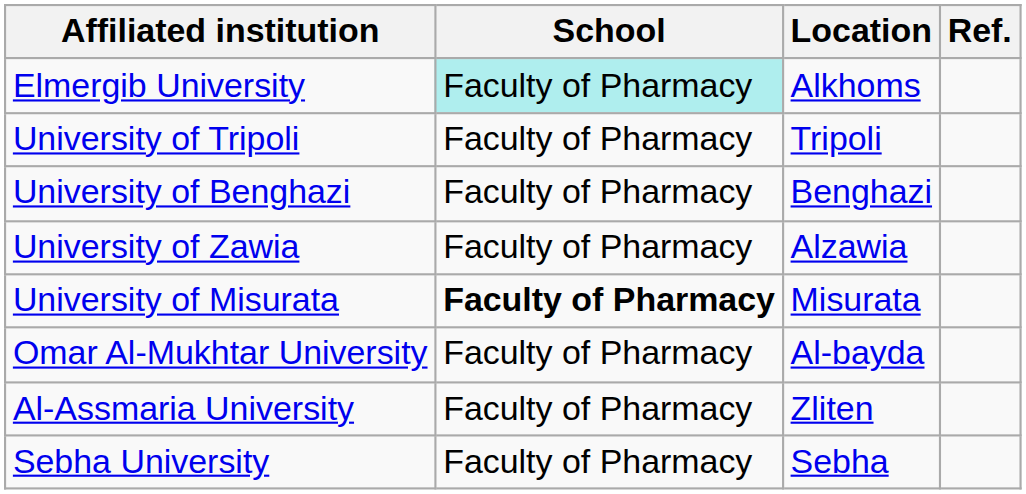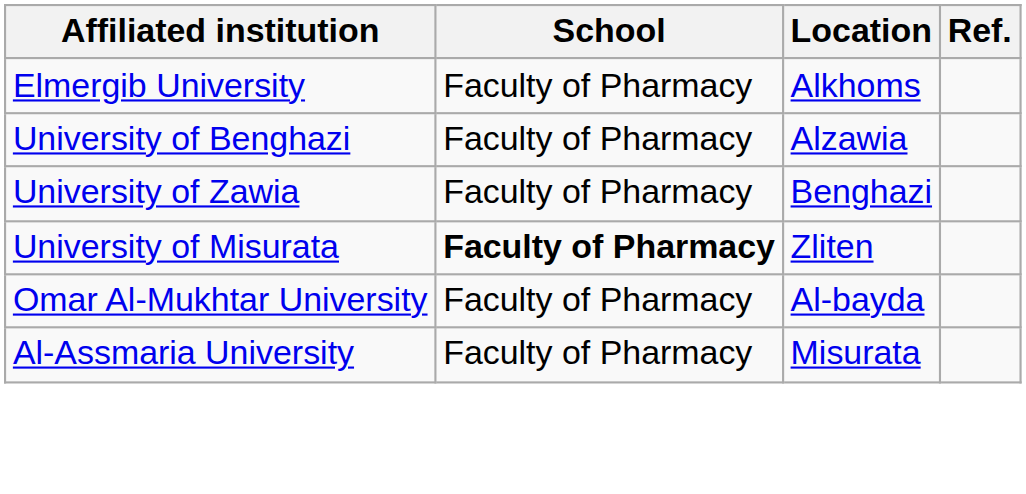(598, 85) paleturquoise background -> (598, 85) no background
- row: (156, 138)
(861, 192) Benghazi -> (849, 138) Alzawia
(849, 246) Alzawia -> (861, 192) Benghazi
(856, 300) Misurata -> (832, 246) Zliten
(832, 407) Zliten -> (856, 354) Misurata
- row: (141, 461)
